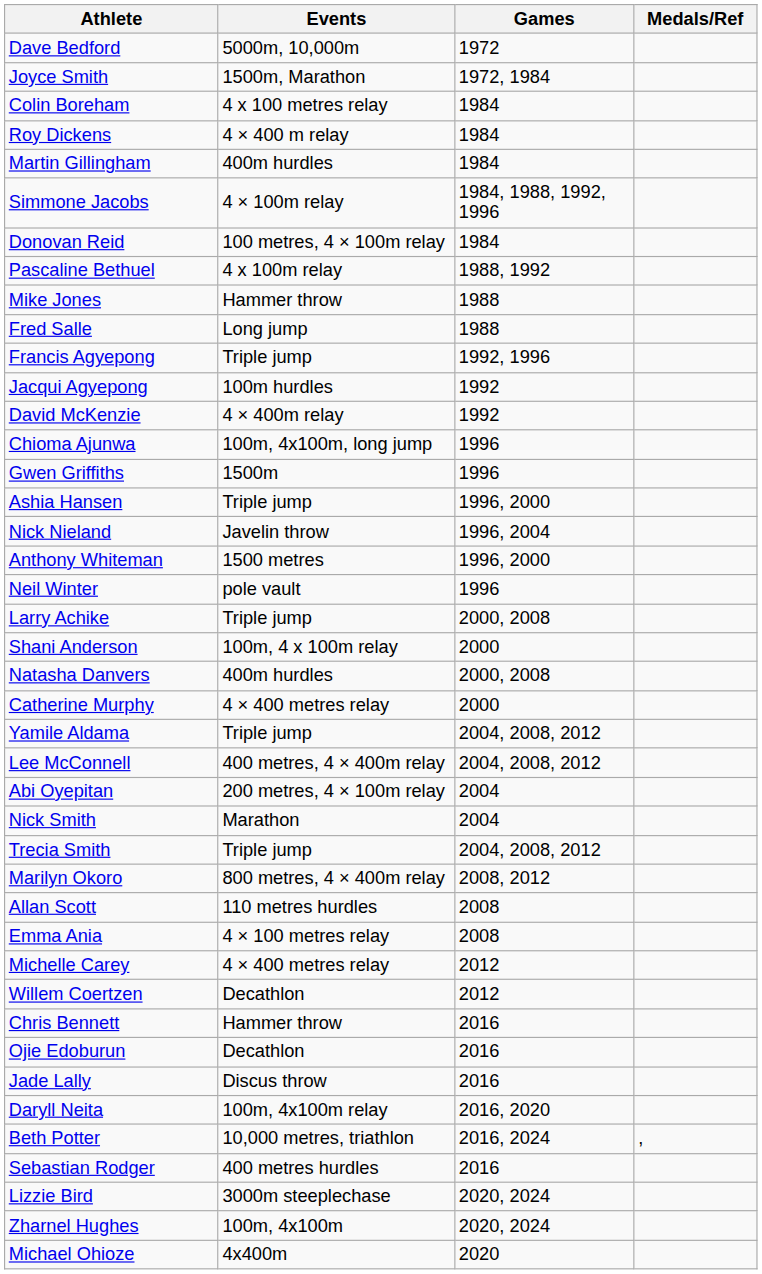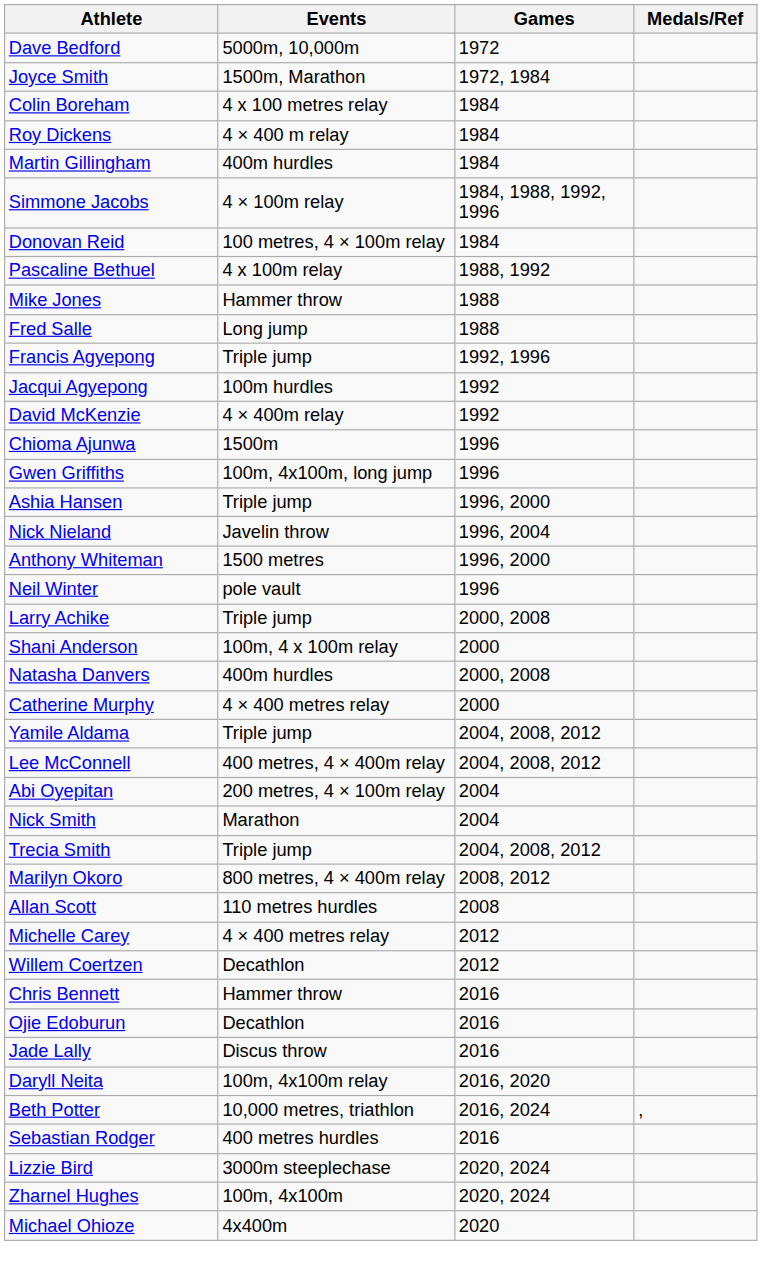(327, 444) 100m, 4x100m, long jump -> (250, 444) 1500m
(250, 473) 1500m -> (327, 473) 100m, 4x100m, long jump
- row: (55, 936)
